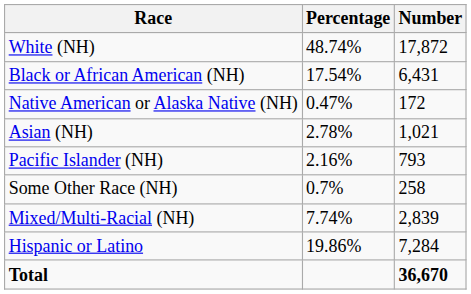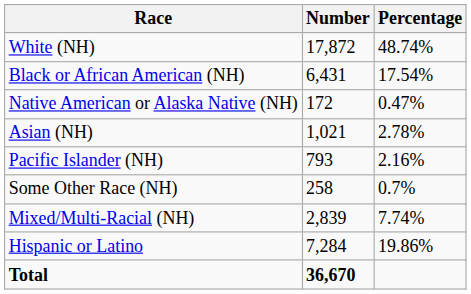columns swapped: (430, 18) <-> (348, 18)
